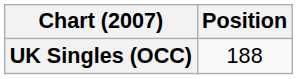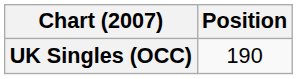(245, 55) 188 -> (245, 55) 190
